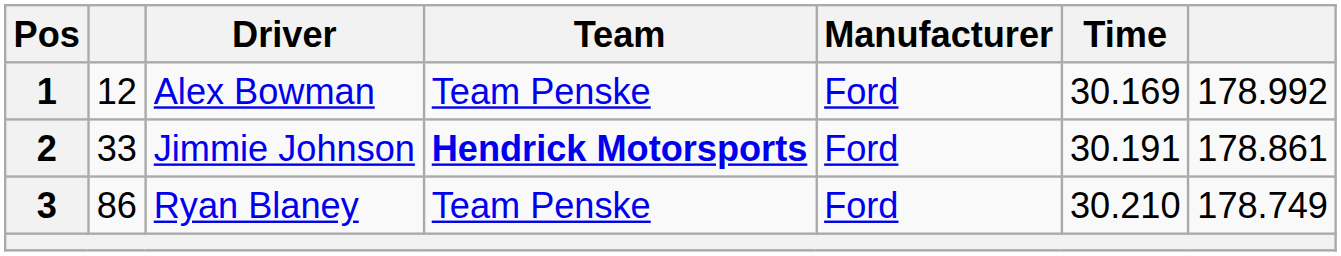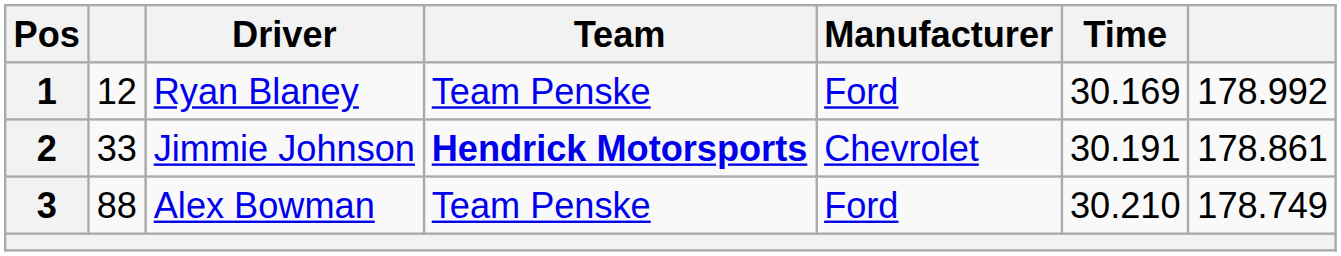(264, 91) Alex Bowman -> (256, 91) Ryan Blaney
(861, 149) Ford -> (901, 149) Chevrolet
(117, 206) 86 -> (117, 206) 88
(256, 206) Ryan Blaney -> (264, 206) Alex Bowman
